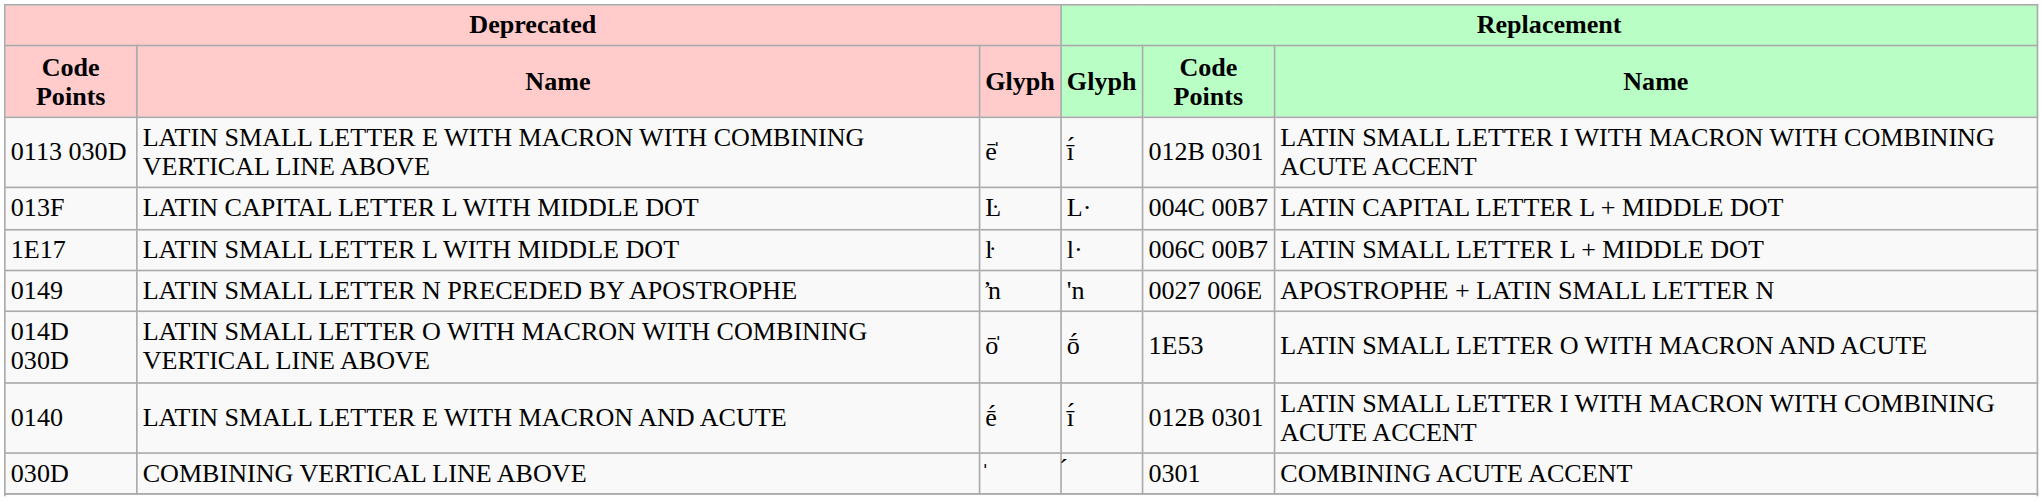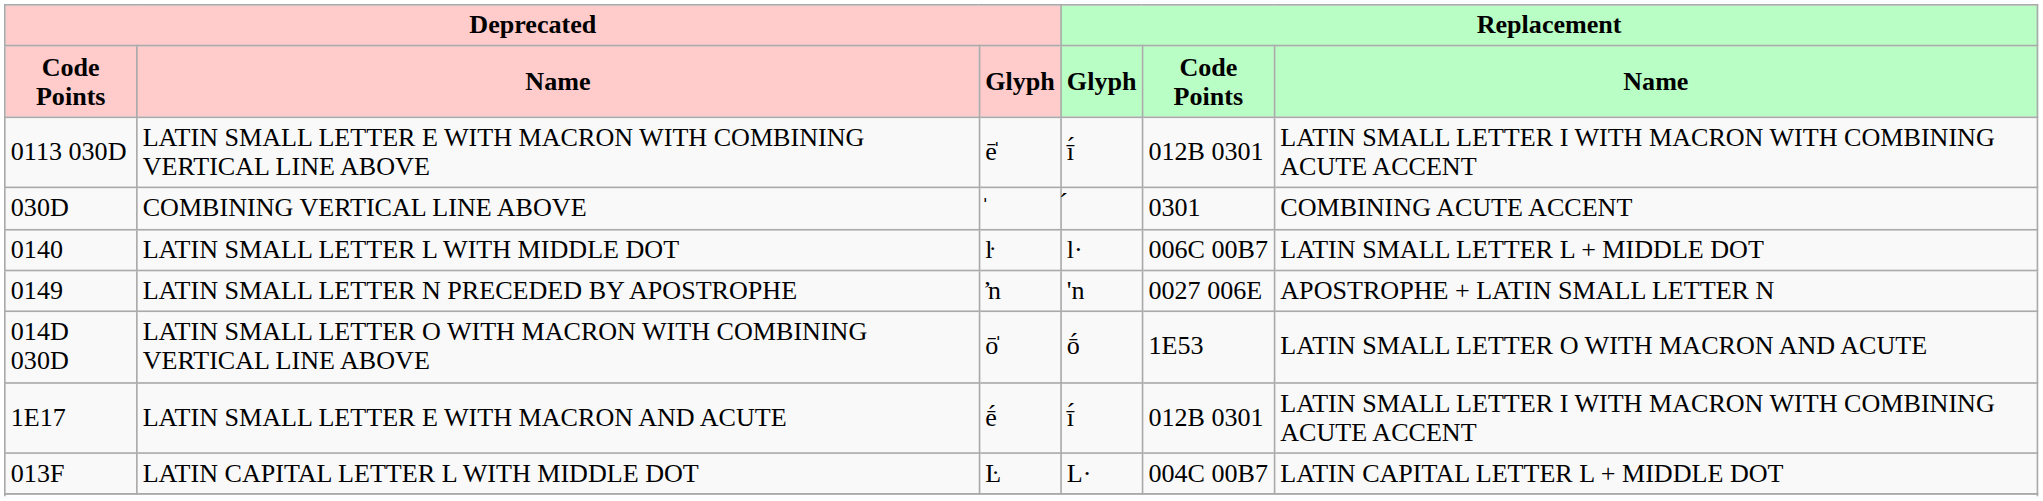rows swapped: (421, 207) <-> (365, 473)
(38, 249) 1E17 -> (37, 249) 0140
(37, 417) 0140 -> (38, 417) 1E17
